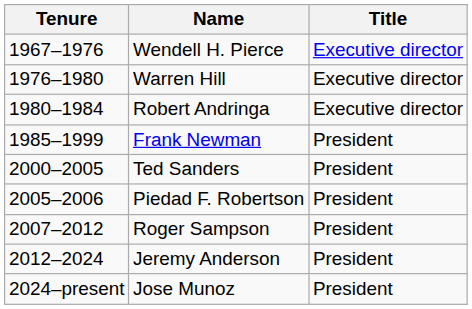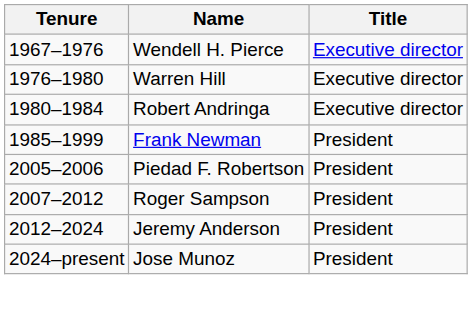- row: (186, 169)
